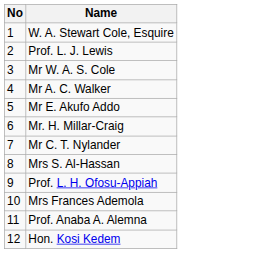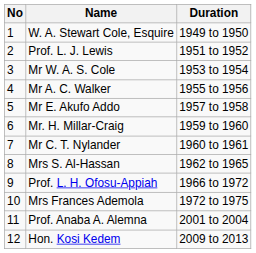+ column: (214, 13)
